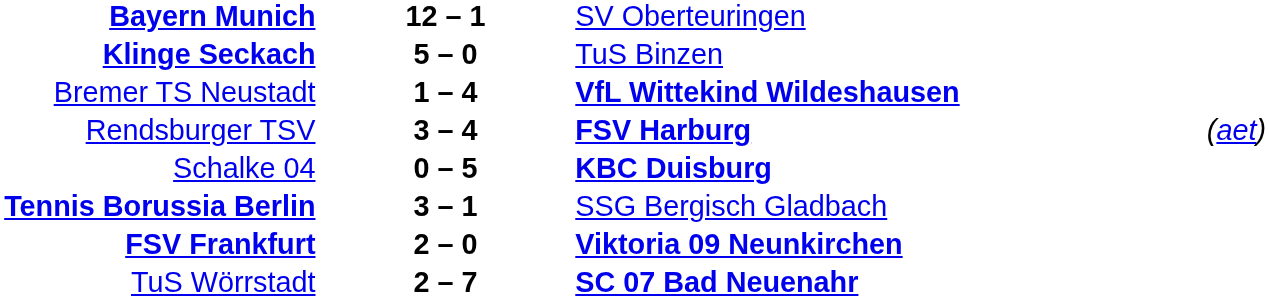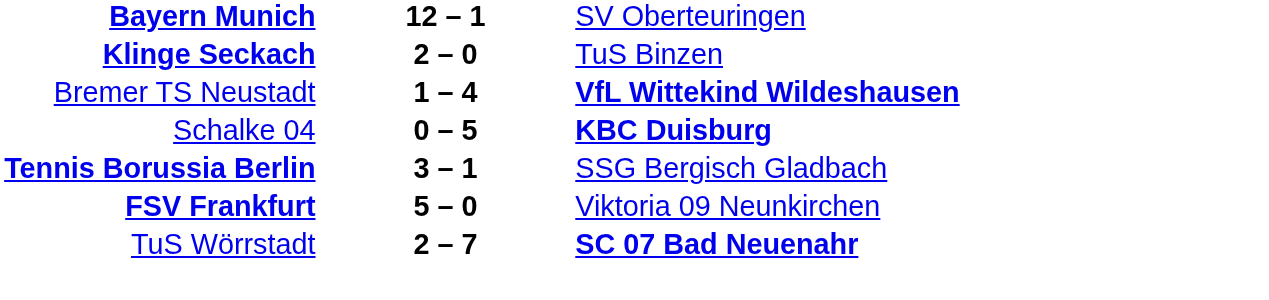(445, 54) 5 – 0 -> (445, 54) 2 – 0
- row: (201, 130)
(445, 244) 2 – 0 -> (445, 206) 5 – 0
(739, 244) bold -> (728, 206) normal
